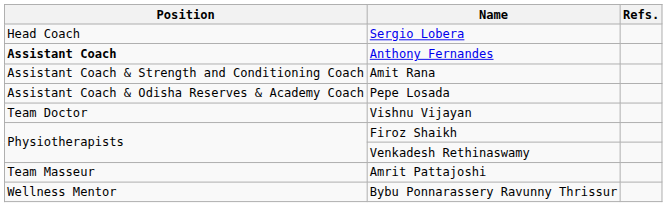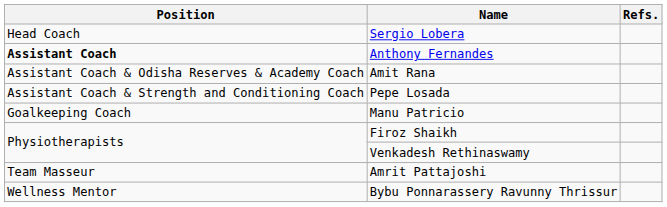(186, 73) Assistant Coach & Strength and Conditioning Coach -> (186, 73) Assistant Coach & Odisha Reserves & Academy Coach
(186, 93) Assistant Coach & Odisha Reserves & Academy Coach -> (186, 93) Assistant Coach & Strength and Conditioning Coach
+ row: (417, 113)
- row: (421, 113)
